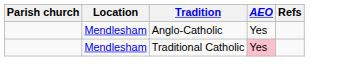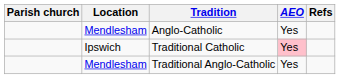(116, 47) Mendlesham -> (103, 47) Ipswich
+ row: (214, 64)
